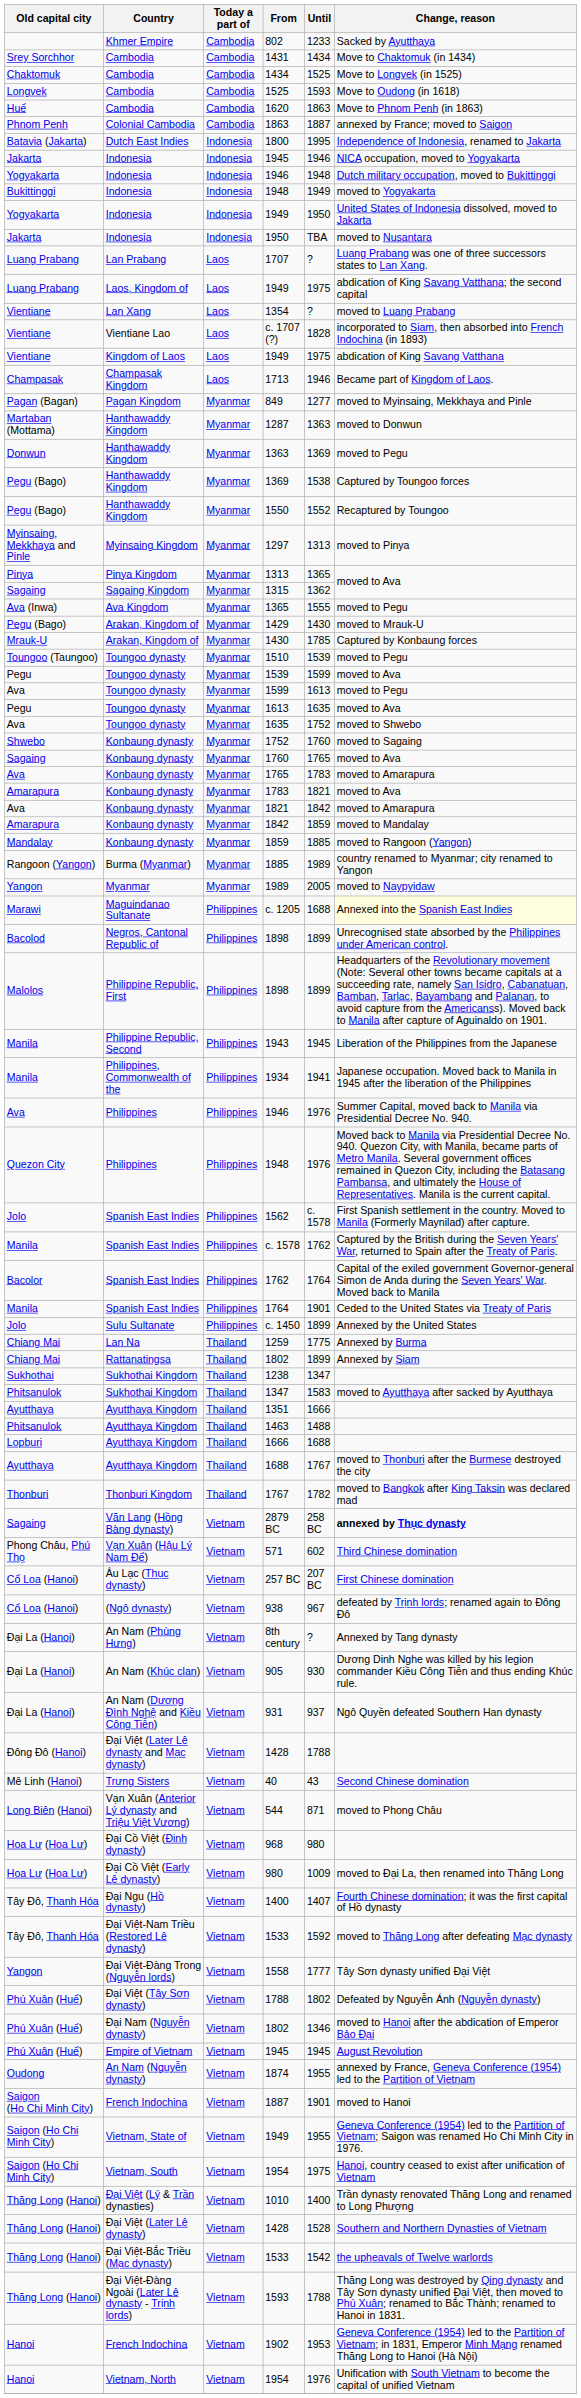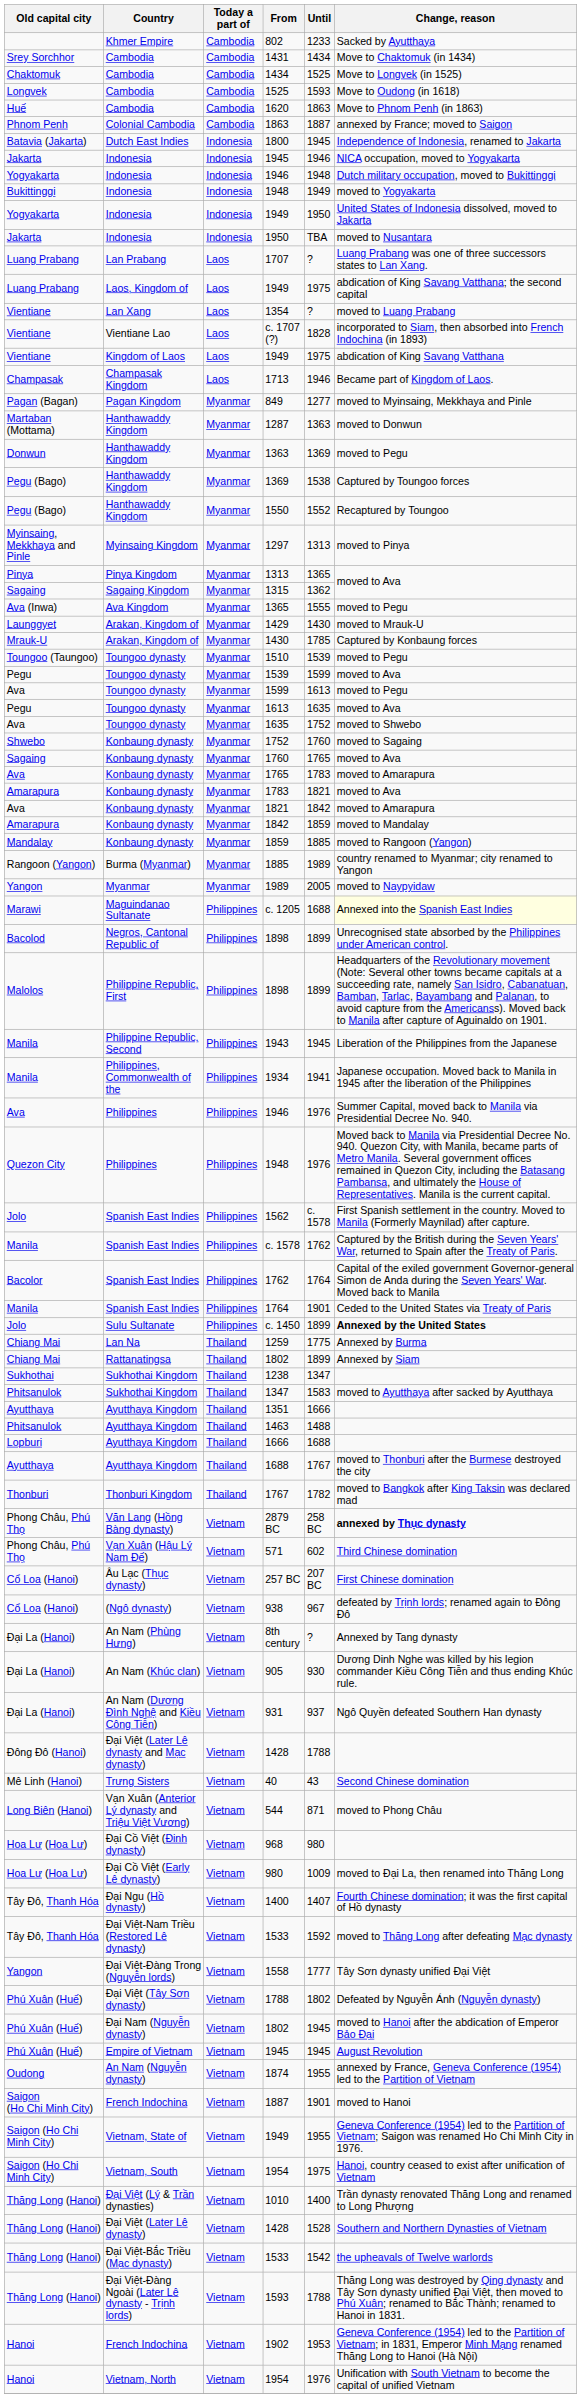(319, 141) 1995 -> (319, 141) 1945
(36, 624) Pegu (Bago) -> (31, 624) Launggyet
(407, 1326) normal -> (411, 1326) bold
(26, 1523) Sagaing -> (48, 1523) Phong Châu, Phú Thọ
(319, 2028) 1346 -> (319, 2028) 1945
